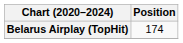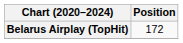(154, 30) 174 -> (154, 30) 172
